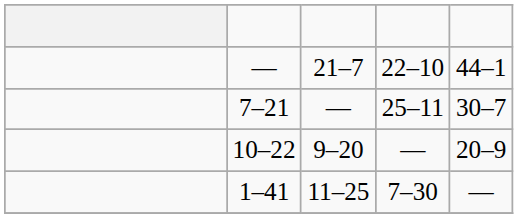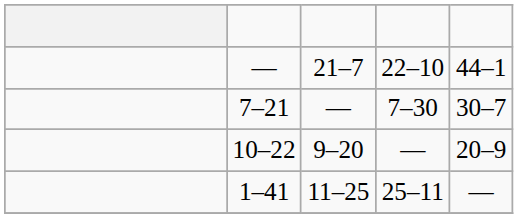(413, 108) 25–11 -> (413, 108) 7–30
(413, 191) 7–30 -> (413, 191) 25–11
